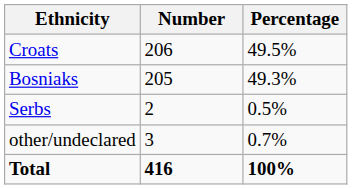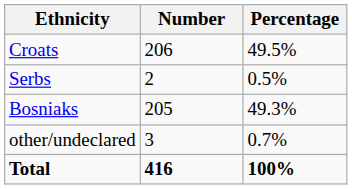rows swapped: (44, 79) <-> (30, 109)
